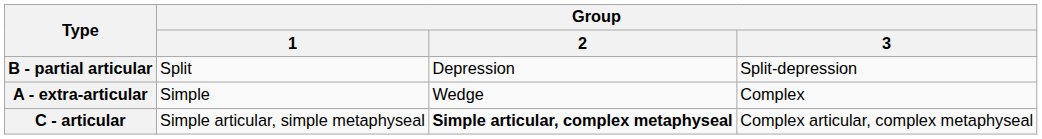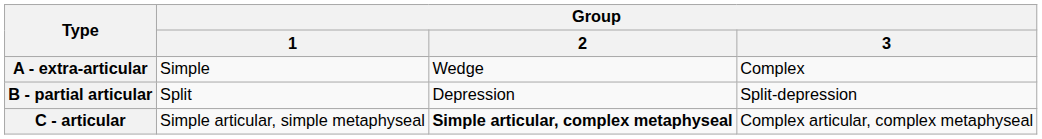rows swapped: (80, 95) <-> (80, 69)
